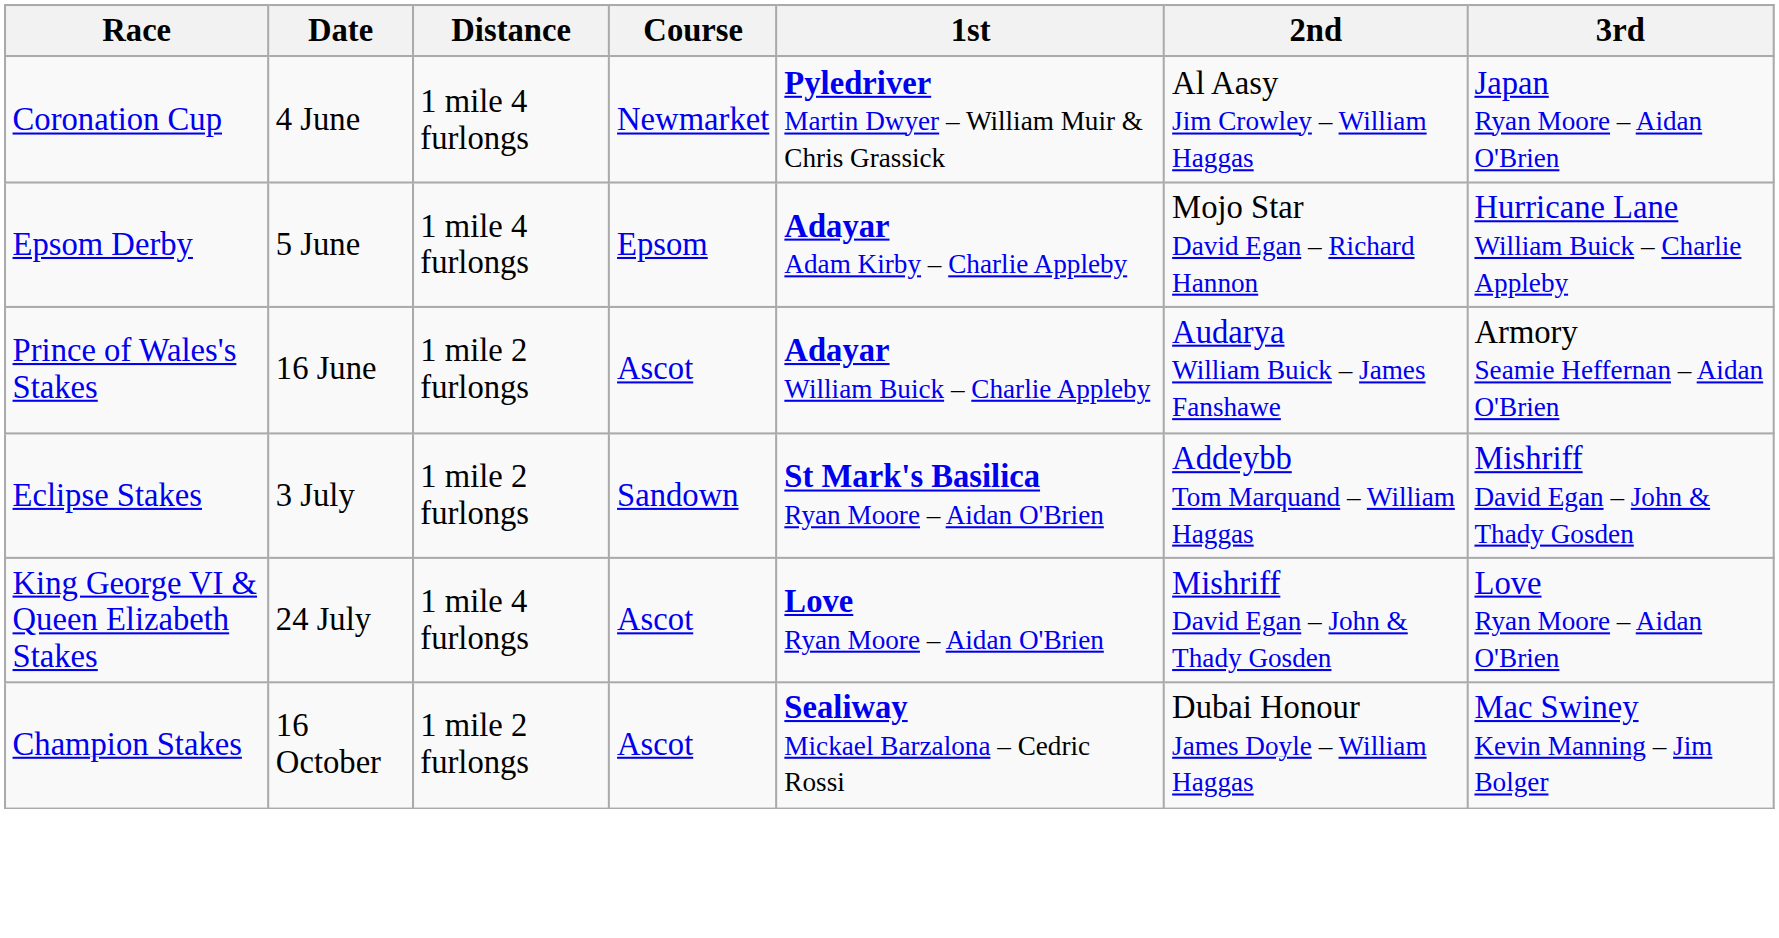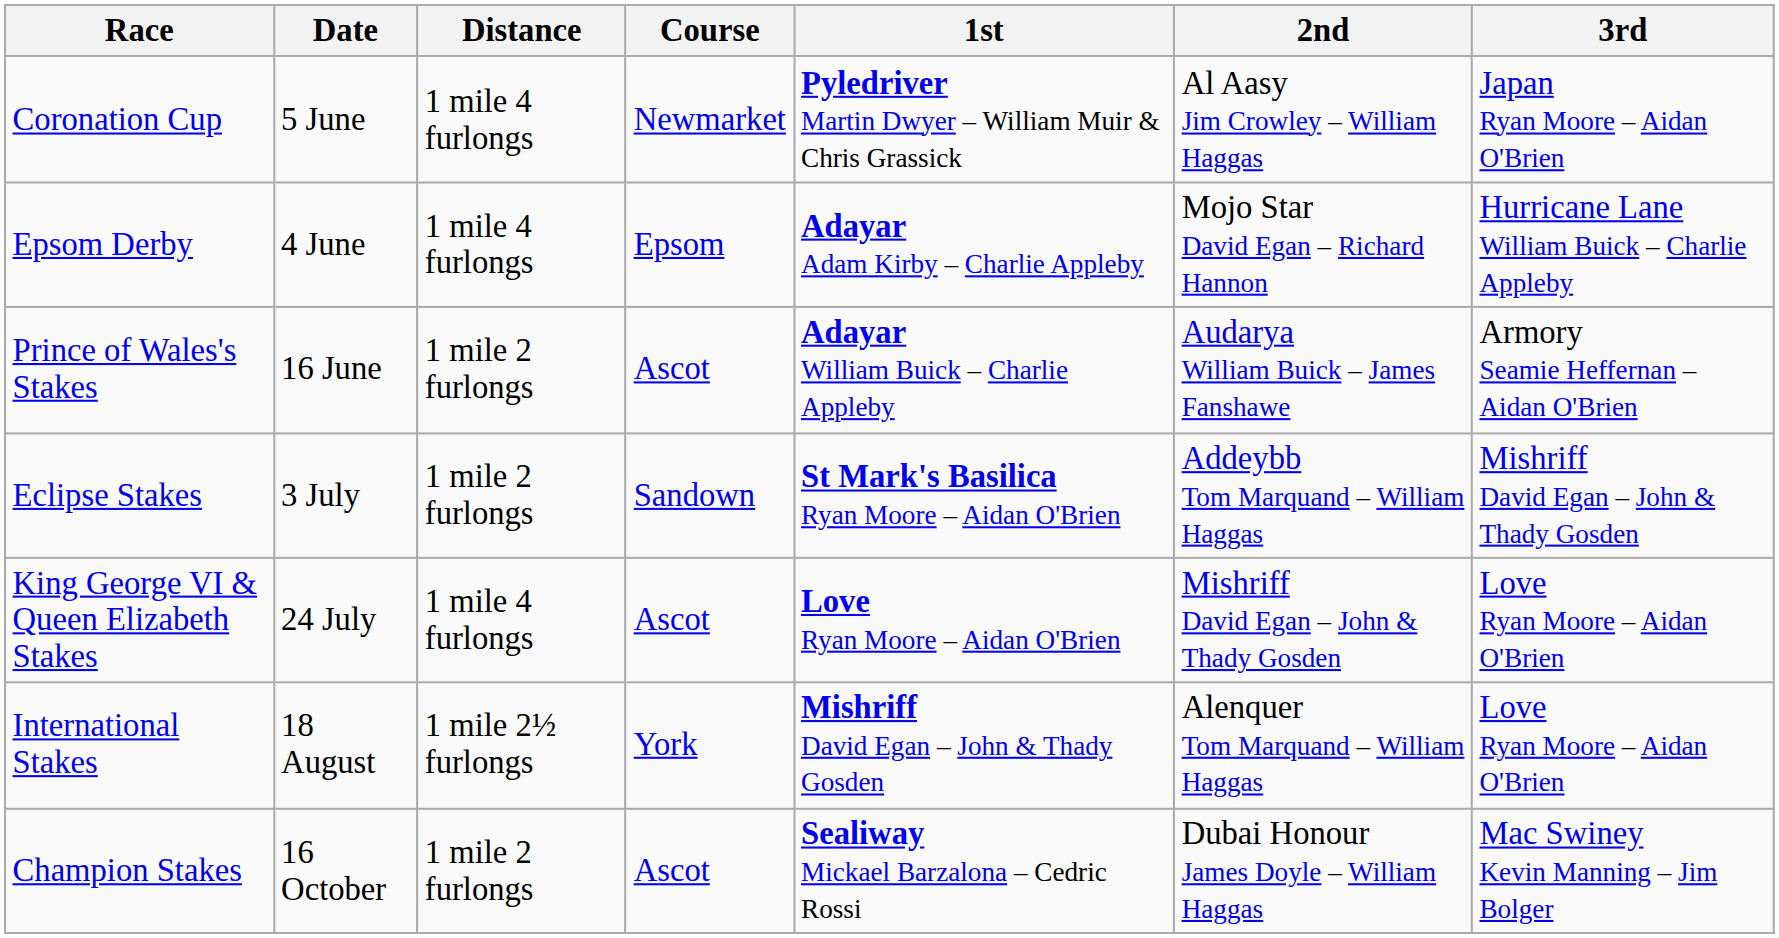(318, 118) 4 June -> (323, 118) 5 June
(318, 244) 5 June -> (323, 244) 4 June
+ row: (96, 744)
